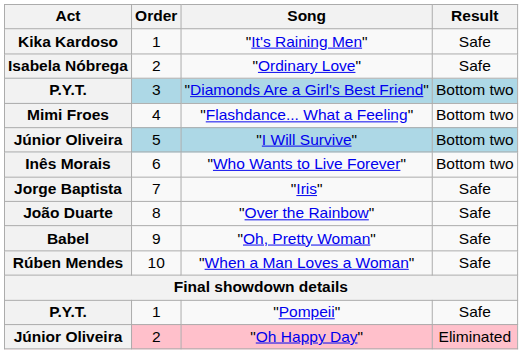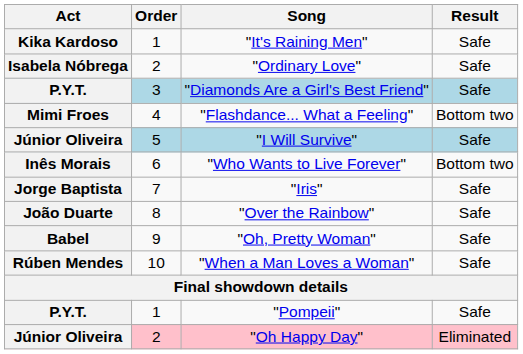(475, 90) Bottom two -> (475, 90) Safe
(475, 139) Bottom two -> (475, 139) Safe
